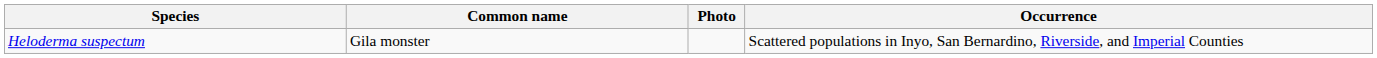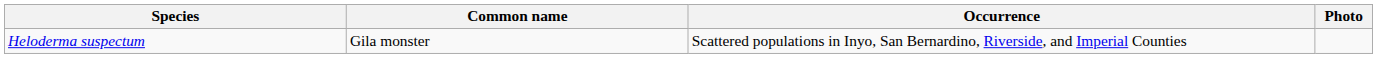columns swapped: (1059, 16) <-> (717, 16)
